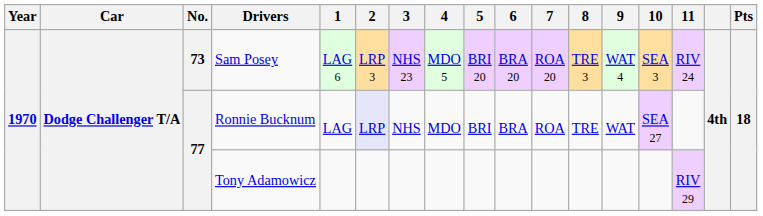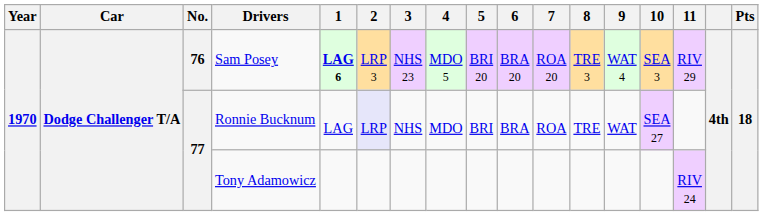(198, 59) 73 -> (198, 59) 76
(337, 67) normal -> (338, 68) bold
(688, 67) RIV 24 -> (690, 67) RIV 29
(688, 188) RIV 29 -> (690, 188) RIV 24
